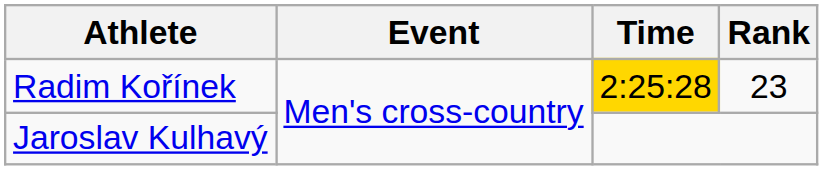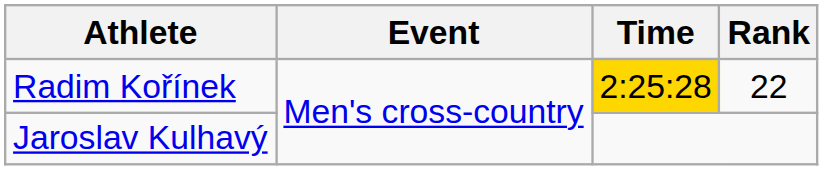(769, 85) 23 -> (769, 85) 22
